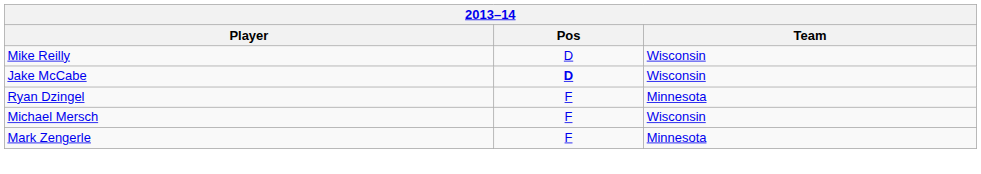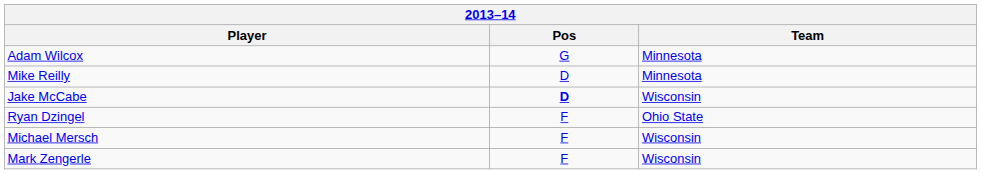+ row: (45, 55)
(676, 55) Wisconsin -> (672, 76) Minnesota
(677, 96) Minnesota -> (673, 117) Ohio State
(677, 138) Minnesota -> (671, 158) Wisconsin
